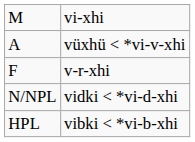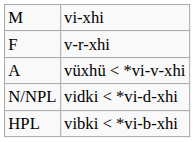rows swapped: (13, 70) <-> (14, 44)
